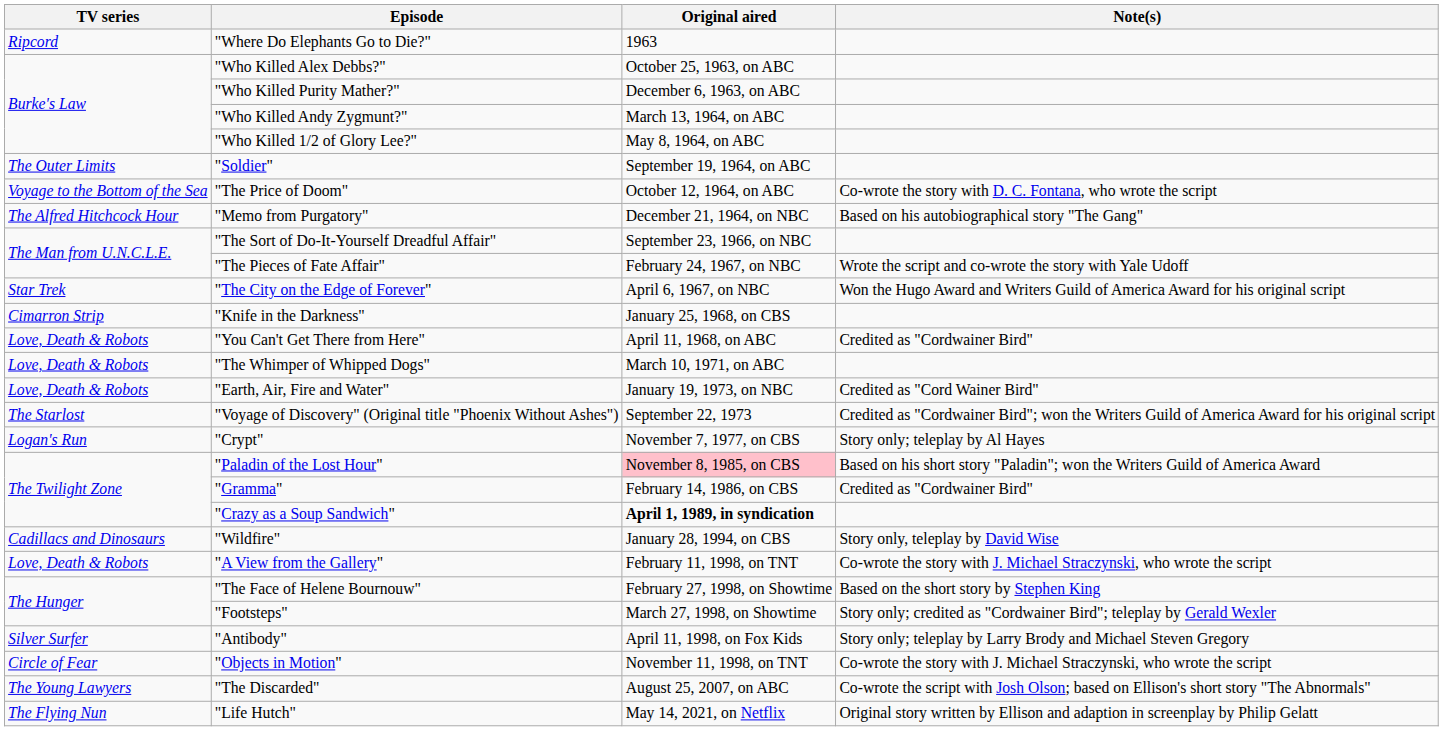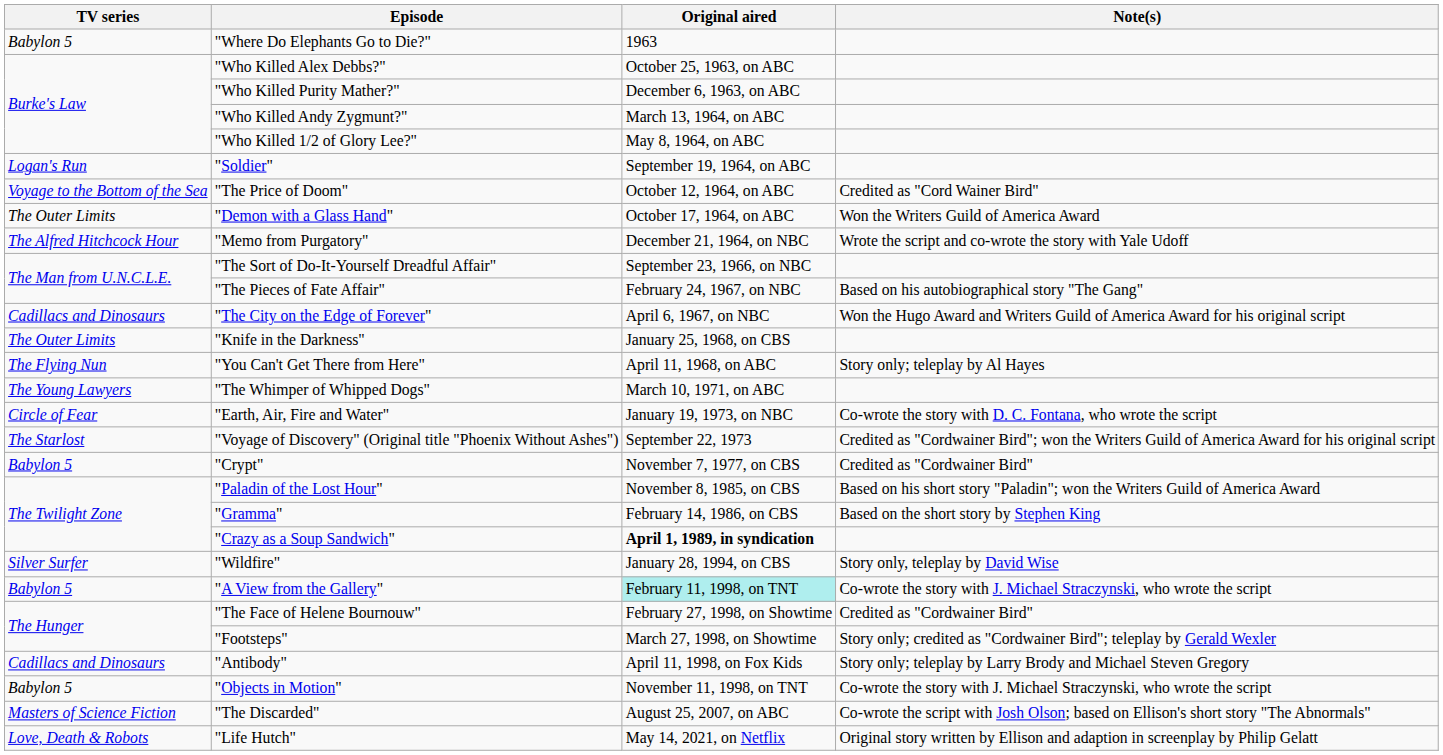(33, 41) Ripcord -> (40, 41) Babylon 5
(62, 166) The Outer Limits -> (47, 166) Logan's Run
(1028, 191) Co-wrote the story with D. C. Fontana, who wrote the script -> (939, 191) Credited as "Cord Wainer Bird"
+ row: (304, 215)
(991, 215) Based on his autobiographical story "The Gang" -> (1014, 240) Wrote the script and co-wrote the story with Yale Udoff
(1014, 265) Wrote the script and co-wrote the story with Yale Udoff -> (991, 290) Based on his autobiographical story "The Gang"
(37, 290) Star Trek -> (87, 315) Cadillacs and Dinosaurs
(56, 315) Cimarron Strip -> (62, 340) The Outer Limits
(78, 340) Love, Death & Robots -> (57, 365) The Flying Nun
(936, 340) Credited as "Cordwainer Bird" -> (942, 365) Story only; teleplay by Al Hayes
(78, 365) Love, Death & Robots -> (70, 389) The Young Lawyers
(78, 389) Love, Death & Robots -> (53, 414) Circle of Fear
(939, 389) Credited as "Cord Wainer Bird" -> (1028, 414) Co-wrote the story with D. C. Fontana, who wrote the script
(47, 439) Logan's Run -> (40, 464) Babylon 5
(942, 439) Story only; teleplay by Al Hayes -> (936, 464) Credited as "Cordwainer Bird"
(713, 464) pink background -> (713, 489) no background
(936, 489) Credited as "Cordwainer Bird" -> (970, 514) Based on the short story by Stephen King
(87, 539) Cadillacs and Dinosaurs -> (48, 564) Silver Surfer
(78, 564) Love, Death & Robots -> (40, 588) Babylon 5
(712, 564) no background -> (712, 588) paleturquoise background
(970, 588) Based on the short story by Stephen King -> (936, 613) Credited as "Cordwainer Bird"
(48, 638) Silver Surfer -> (87, 663) Cadillacs and Dinosaurs
(53, 663) Circle of Fear -> (40, 688) Babylon 5
(70, 688) The Young Lawyers -> (92, 713) Masters of Science Fiction
(57, 713) The Flying Nun -> (78, 738) Love, Death & Robots
